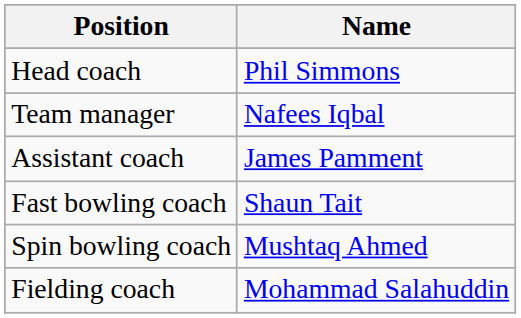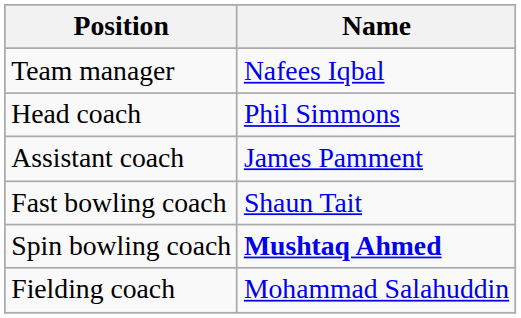rows swapped: (93, 114) <-> (76, 70)
(336, 245) normal -> (343, 245) bold
